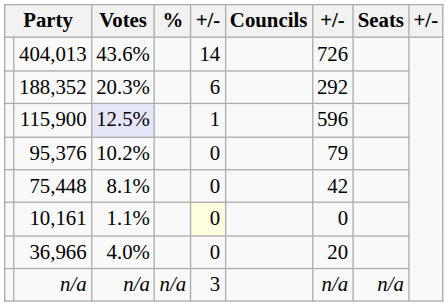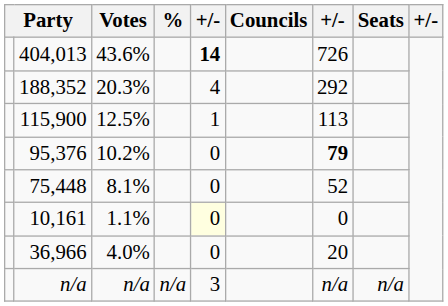(210, 53) normal -> (210, 53) bold
(215, 86) 6 -> (215, 86) 4
(123, 119) lavender background -> (123, 119) no background
(332, 119) 596 -> (333, 119) 113
(338, 152) normal -> (338, 152) bold
(338, 185) 42 -> (338, 185) 52
